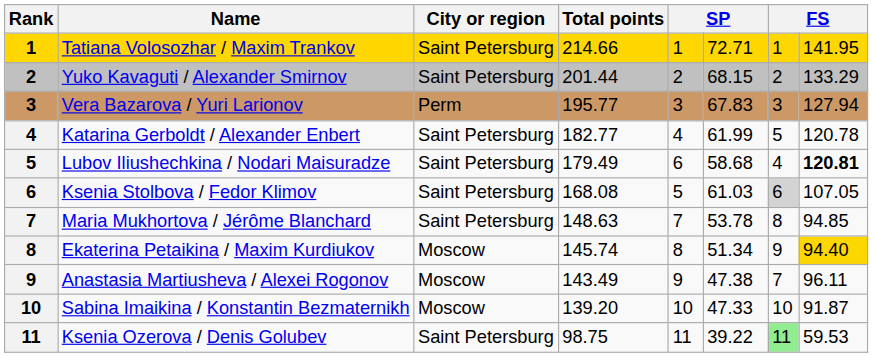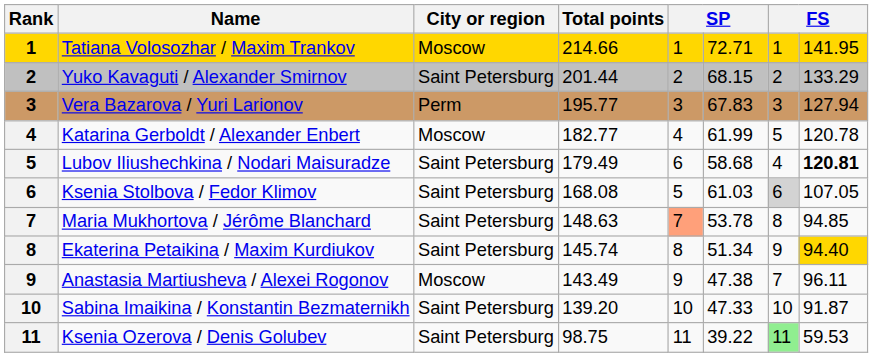(486, 47) Saint Petersburg -> (451, 47) Moscow
(486, 134) Saint Petersburg -> (451, 134) Moscow
(678, 221) no background -> (678, 221) lightsalmon background
(451, 250) Moscow -> (486, 250) Saint Petersburg
(451, 308) Moscow -> (486, 308) Saint Petersburg
